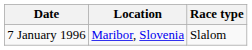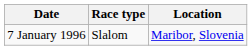columns swapped: (138, 14) <-> (217, 14)
